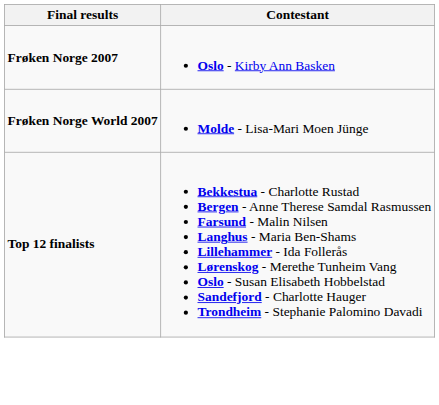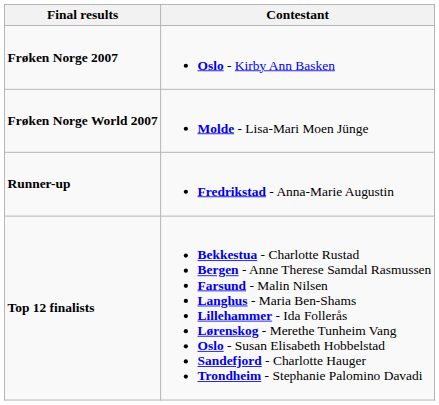+ row: (39, 184)
